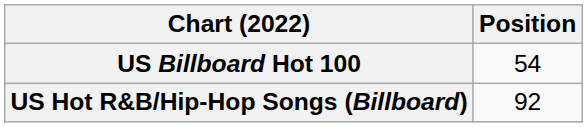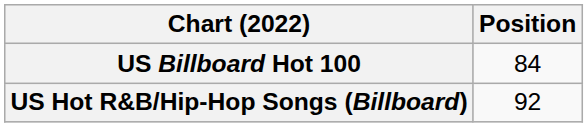(528, 63) 54 -> (528, 63) 84
